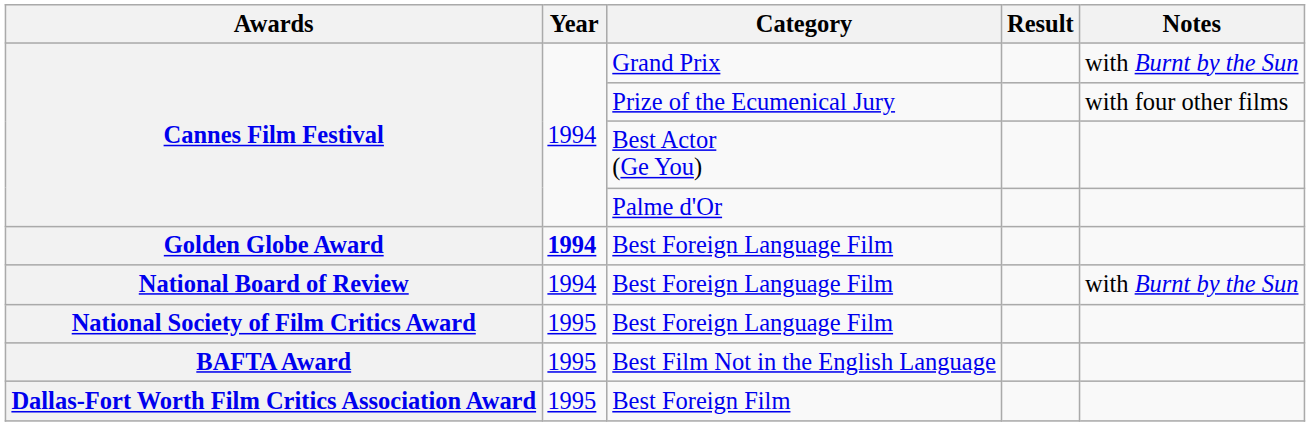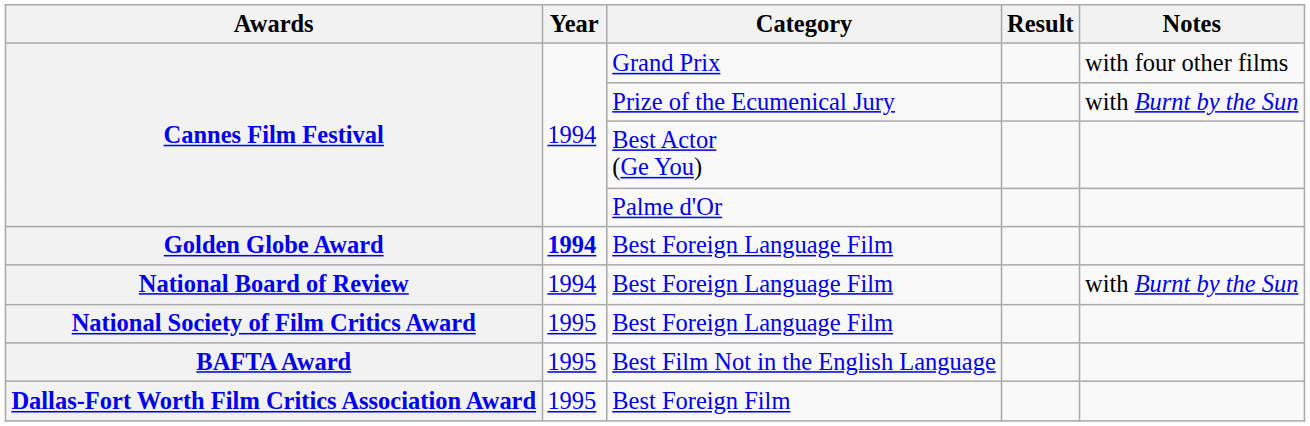(1192, 62) with Burnt by the Sun -> (1187, 62) with four other films
(1187, 101) with four other films -> (1192, 101) with Burnt by the Sun
